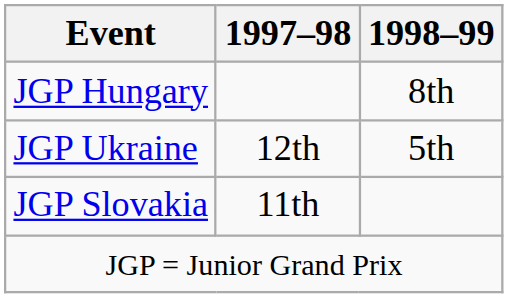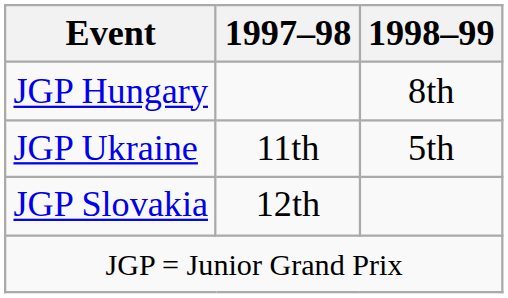(288, 147) 12th -> (288, 147) 11th
(288, 205) 11th -> (288, 205) 12th
